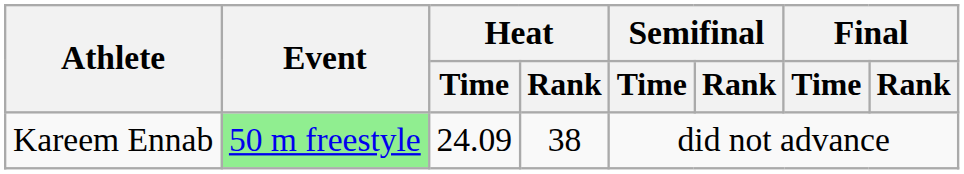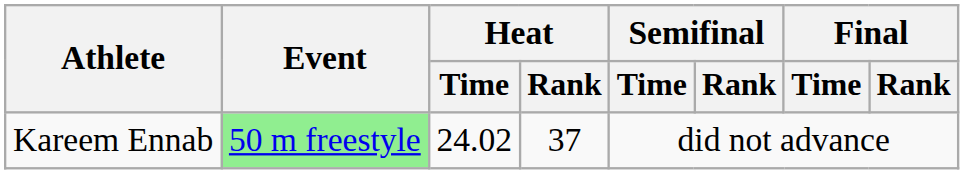(474, 140) 24.09 -> (474, 140) 24.02
(564, 140) 38 -> (564, 140) 37
